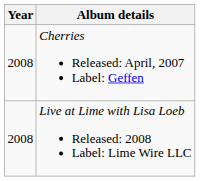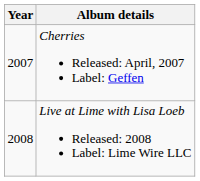(20, 62) 2008 -> (20, 62) 2007
